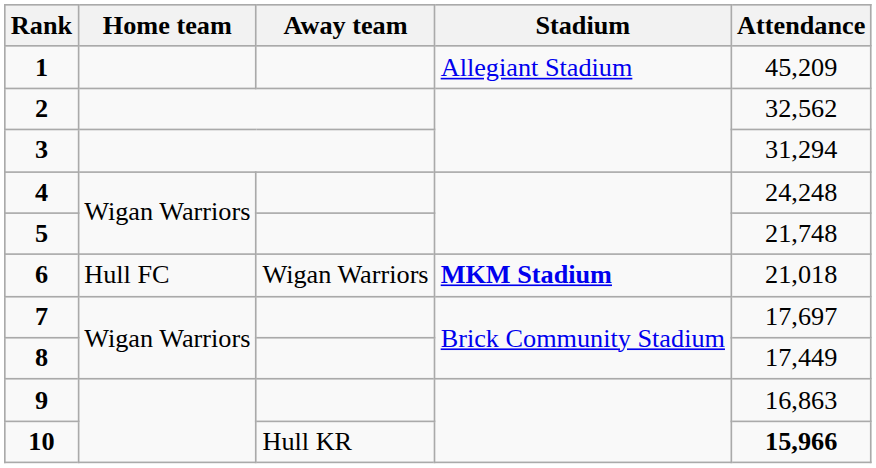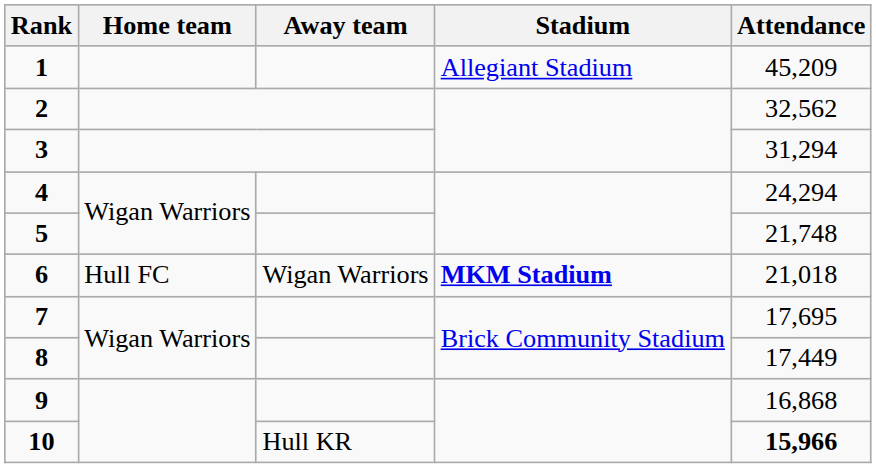(801, 191) 24,248 -> (801, 191) 24,294
(801, 316) 17,697 -> (801, 316) 17,695
(801, 399) 16,863 -> (801, 399) 16,868
